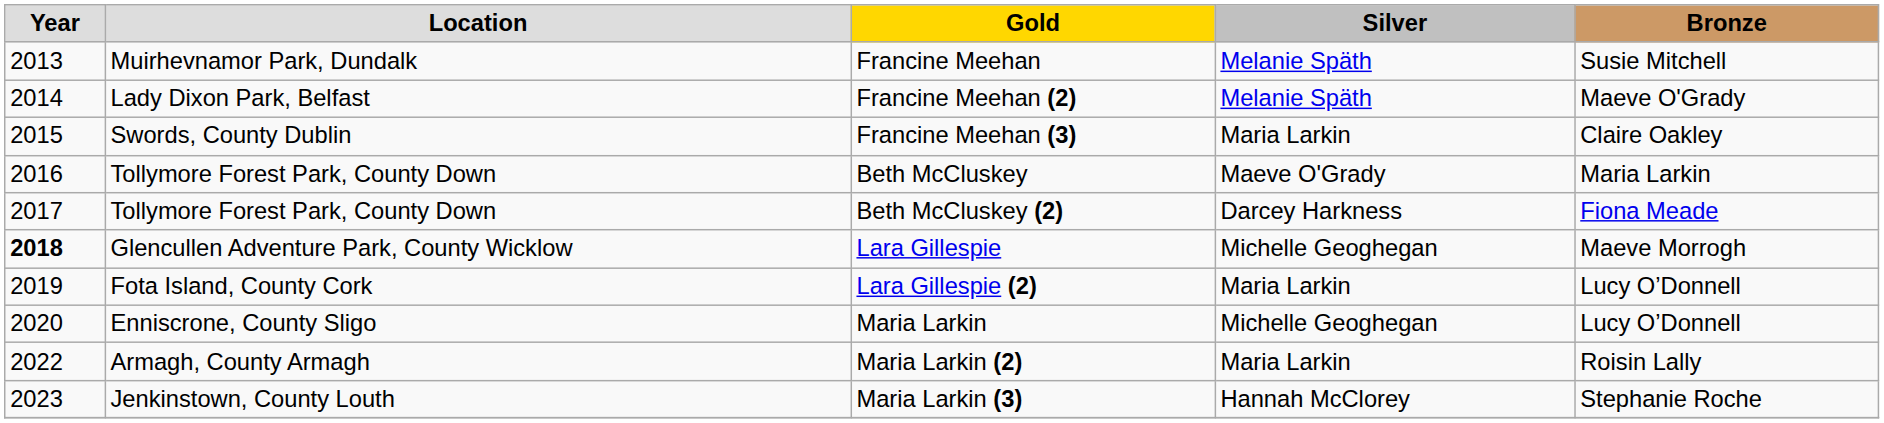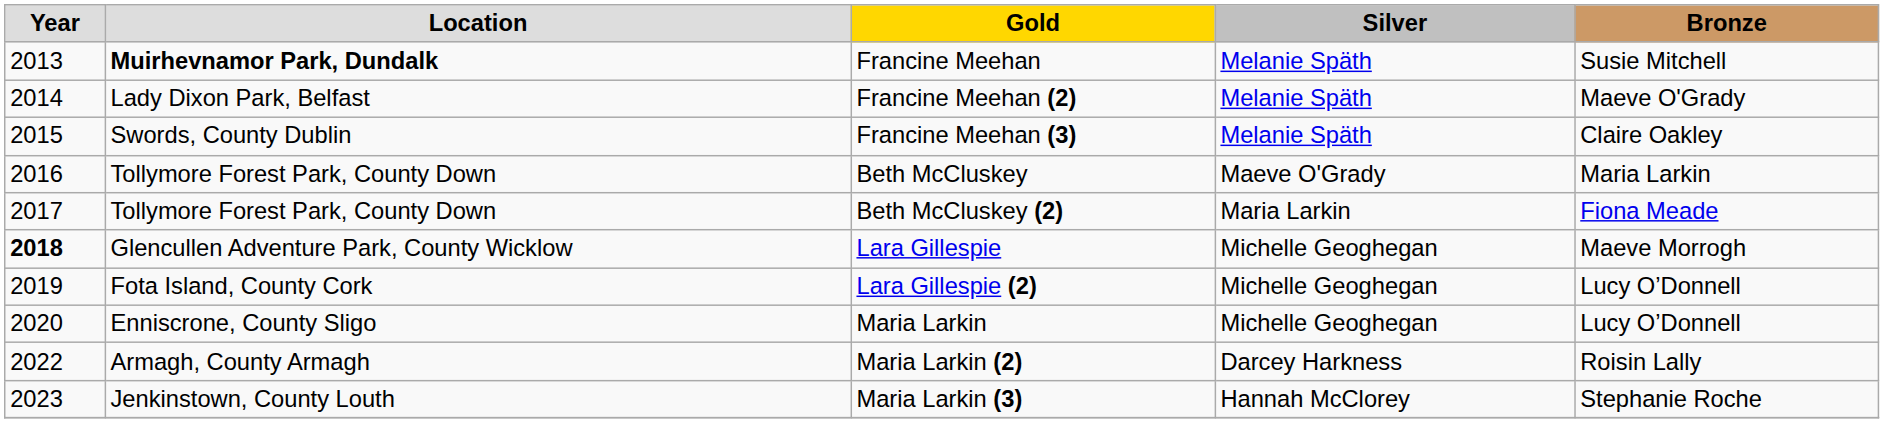(264, 60) normal -> (274, 60) bold
(1286, 135) Maria Larkin -> (1296, 135) Melanie Späth
(1311, 211) Darcey Harkness -> (1286, 211) Maria Larkin
(1286, 286) Maria Larkin -> (1329, 286) Michelle Geoghegan
(1286, 361) Maria Larkin -> (1311, 361) Darcey Harkness
